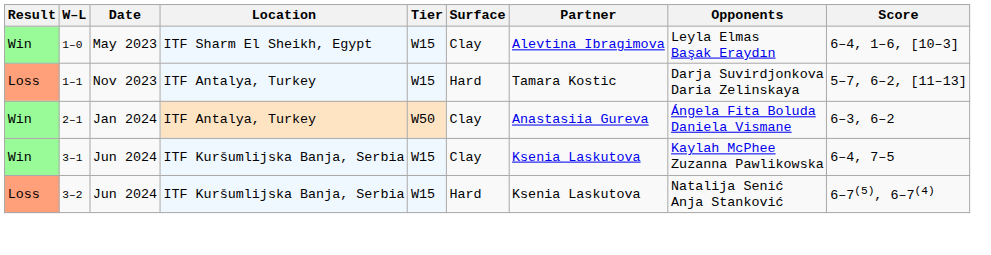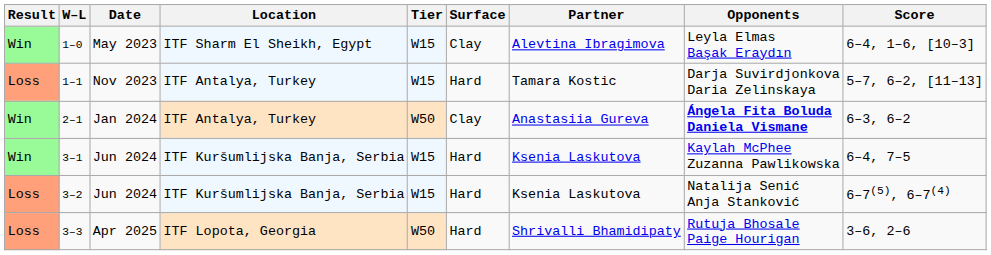(743, 120) normal -> (759, 120) bold
(465, 157) Clay -> (465, 157) Hard
+ row: (72, 232)
